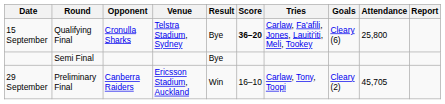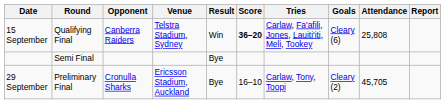(120, 35) Cronulla Sharks -> (122, 35) Canberra Raiders
(216, 35) Bye -> (216, 35) Win
(374, 35) 25,800 -> (374, 35) 25,808
(122, 82) Canberra Raiders -> (120, 82) Cronulla Sharks
(216, 82) Win -> (216, 82) Bye
